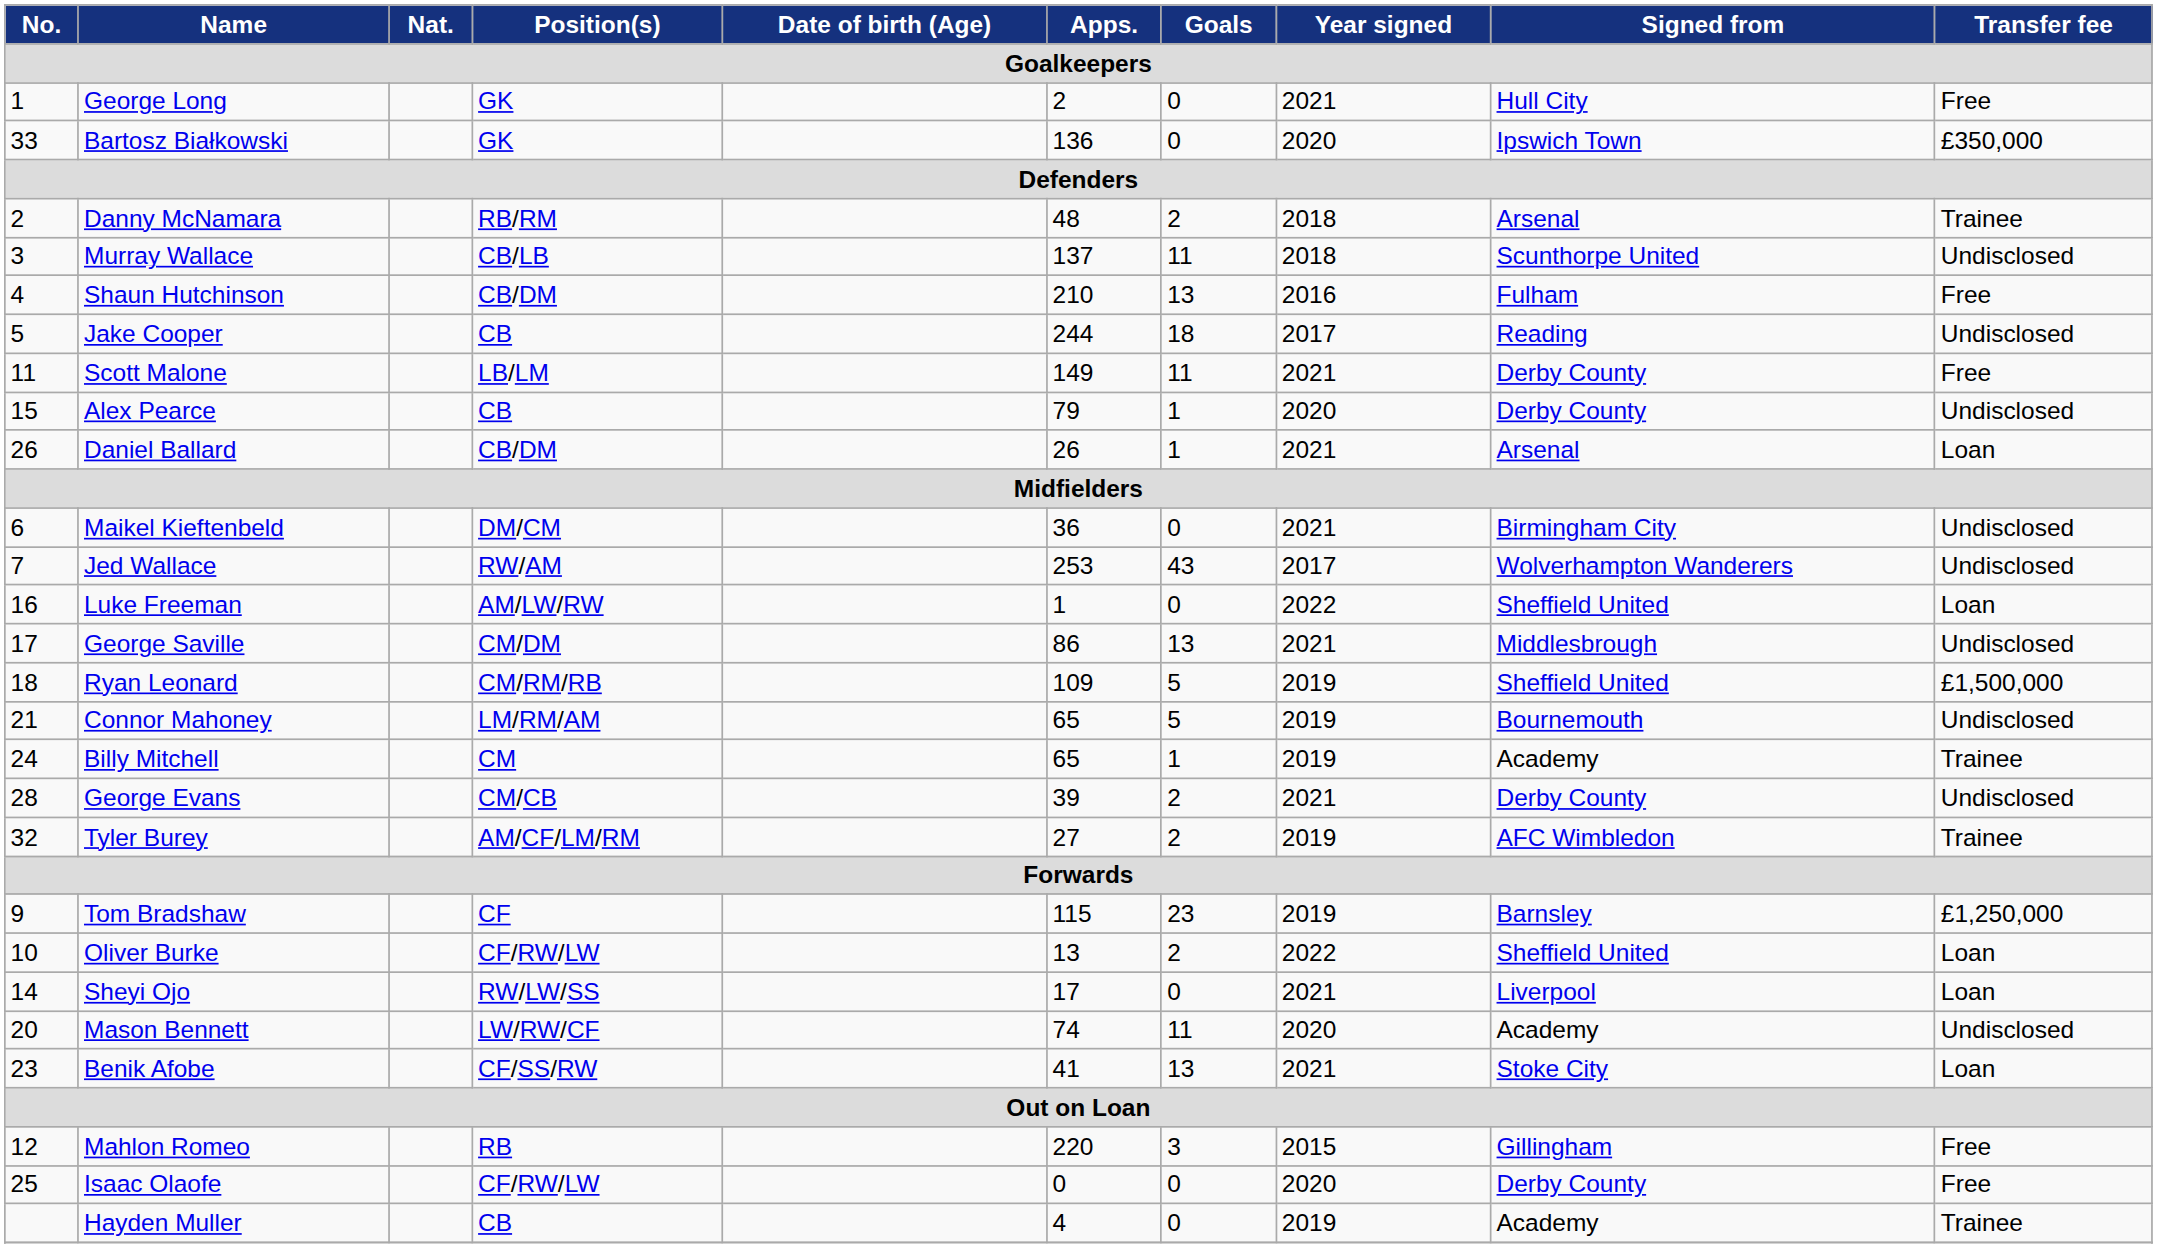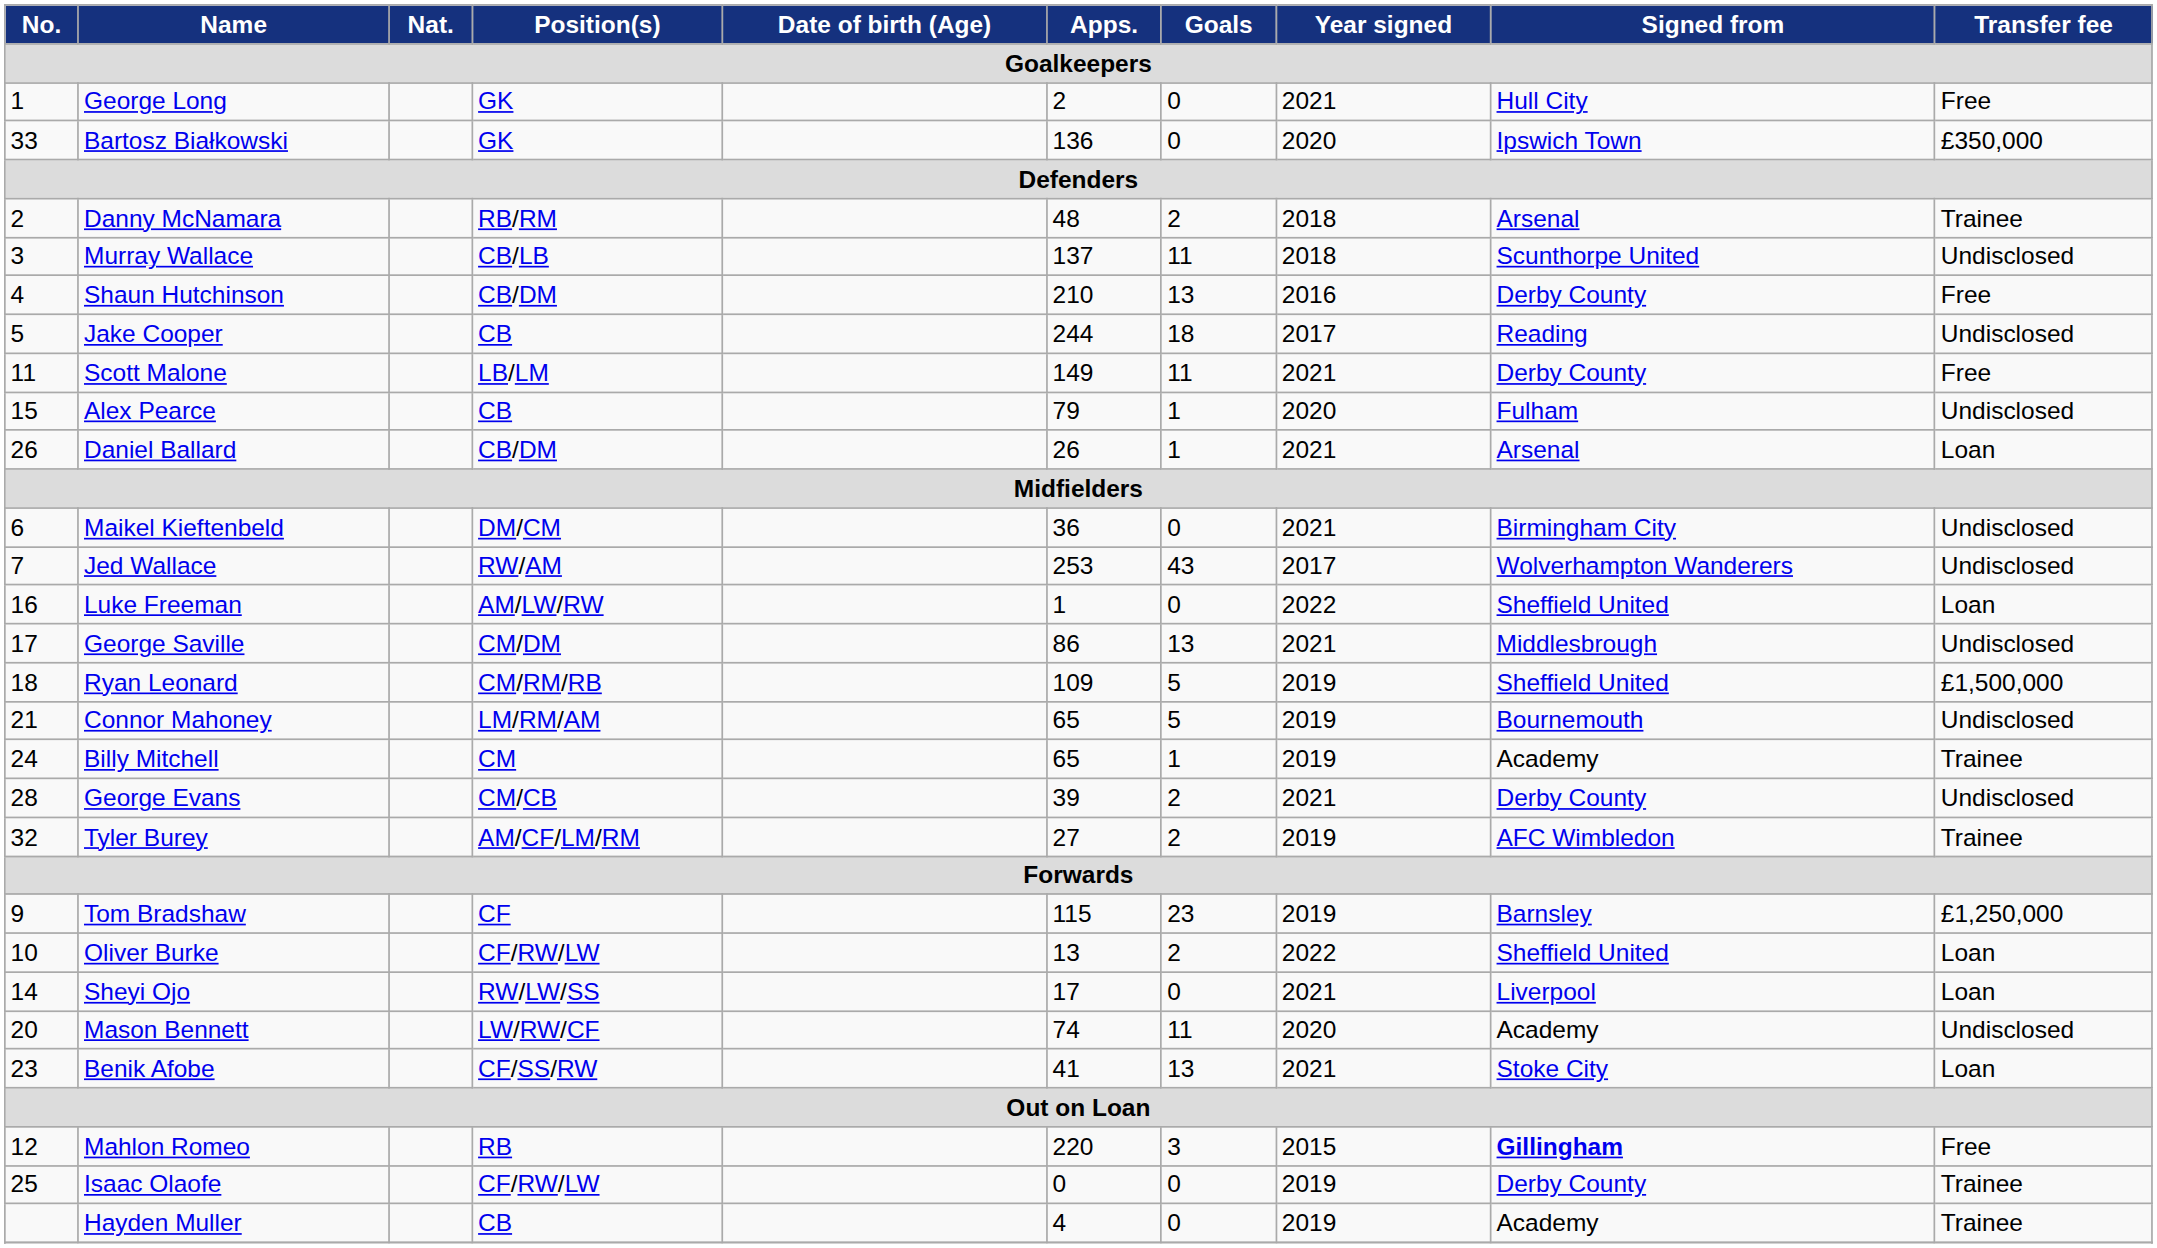(1537, 295) Fulham -> (1571, 295) Derby County
(1571, 411) Derby County -> (1537, 411) Fulham
(1554, 1146) normal -> (1560, 1146) bold
(1309, 1185) 2020 -> (1309, 1185) 2019
(1966, 1185) Free -> (1982, 1185) Trainee
